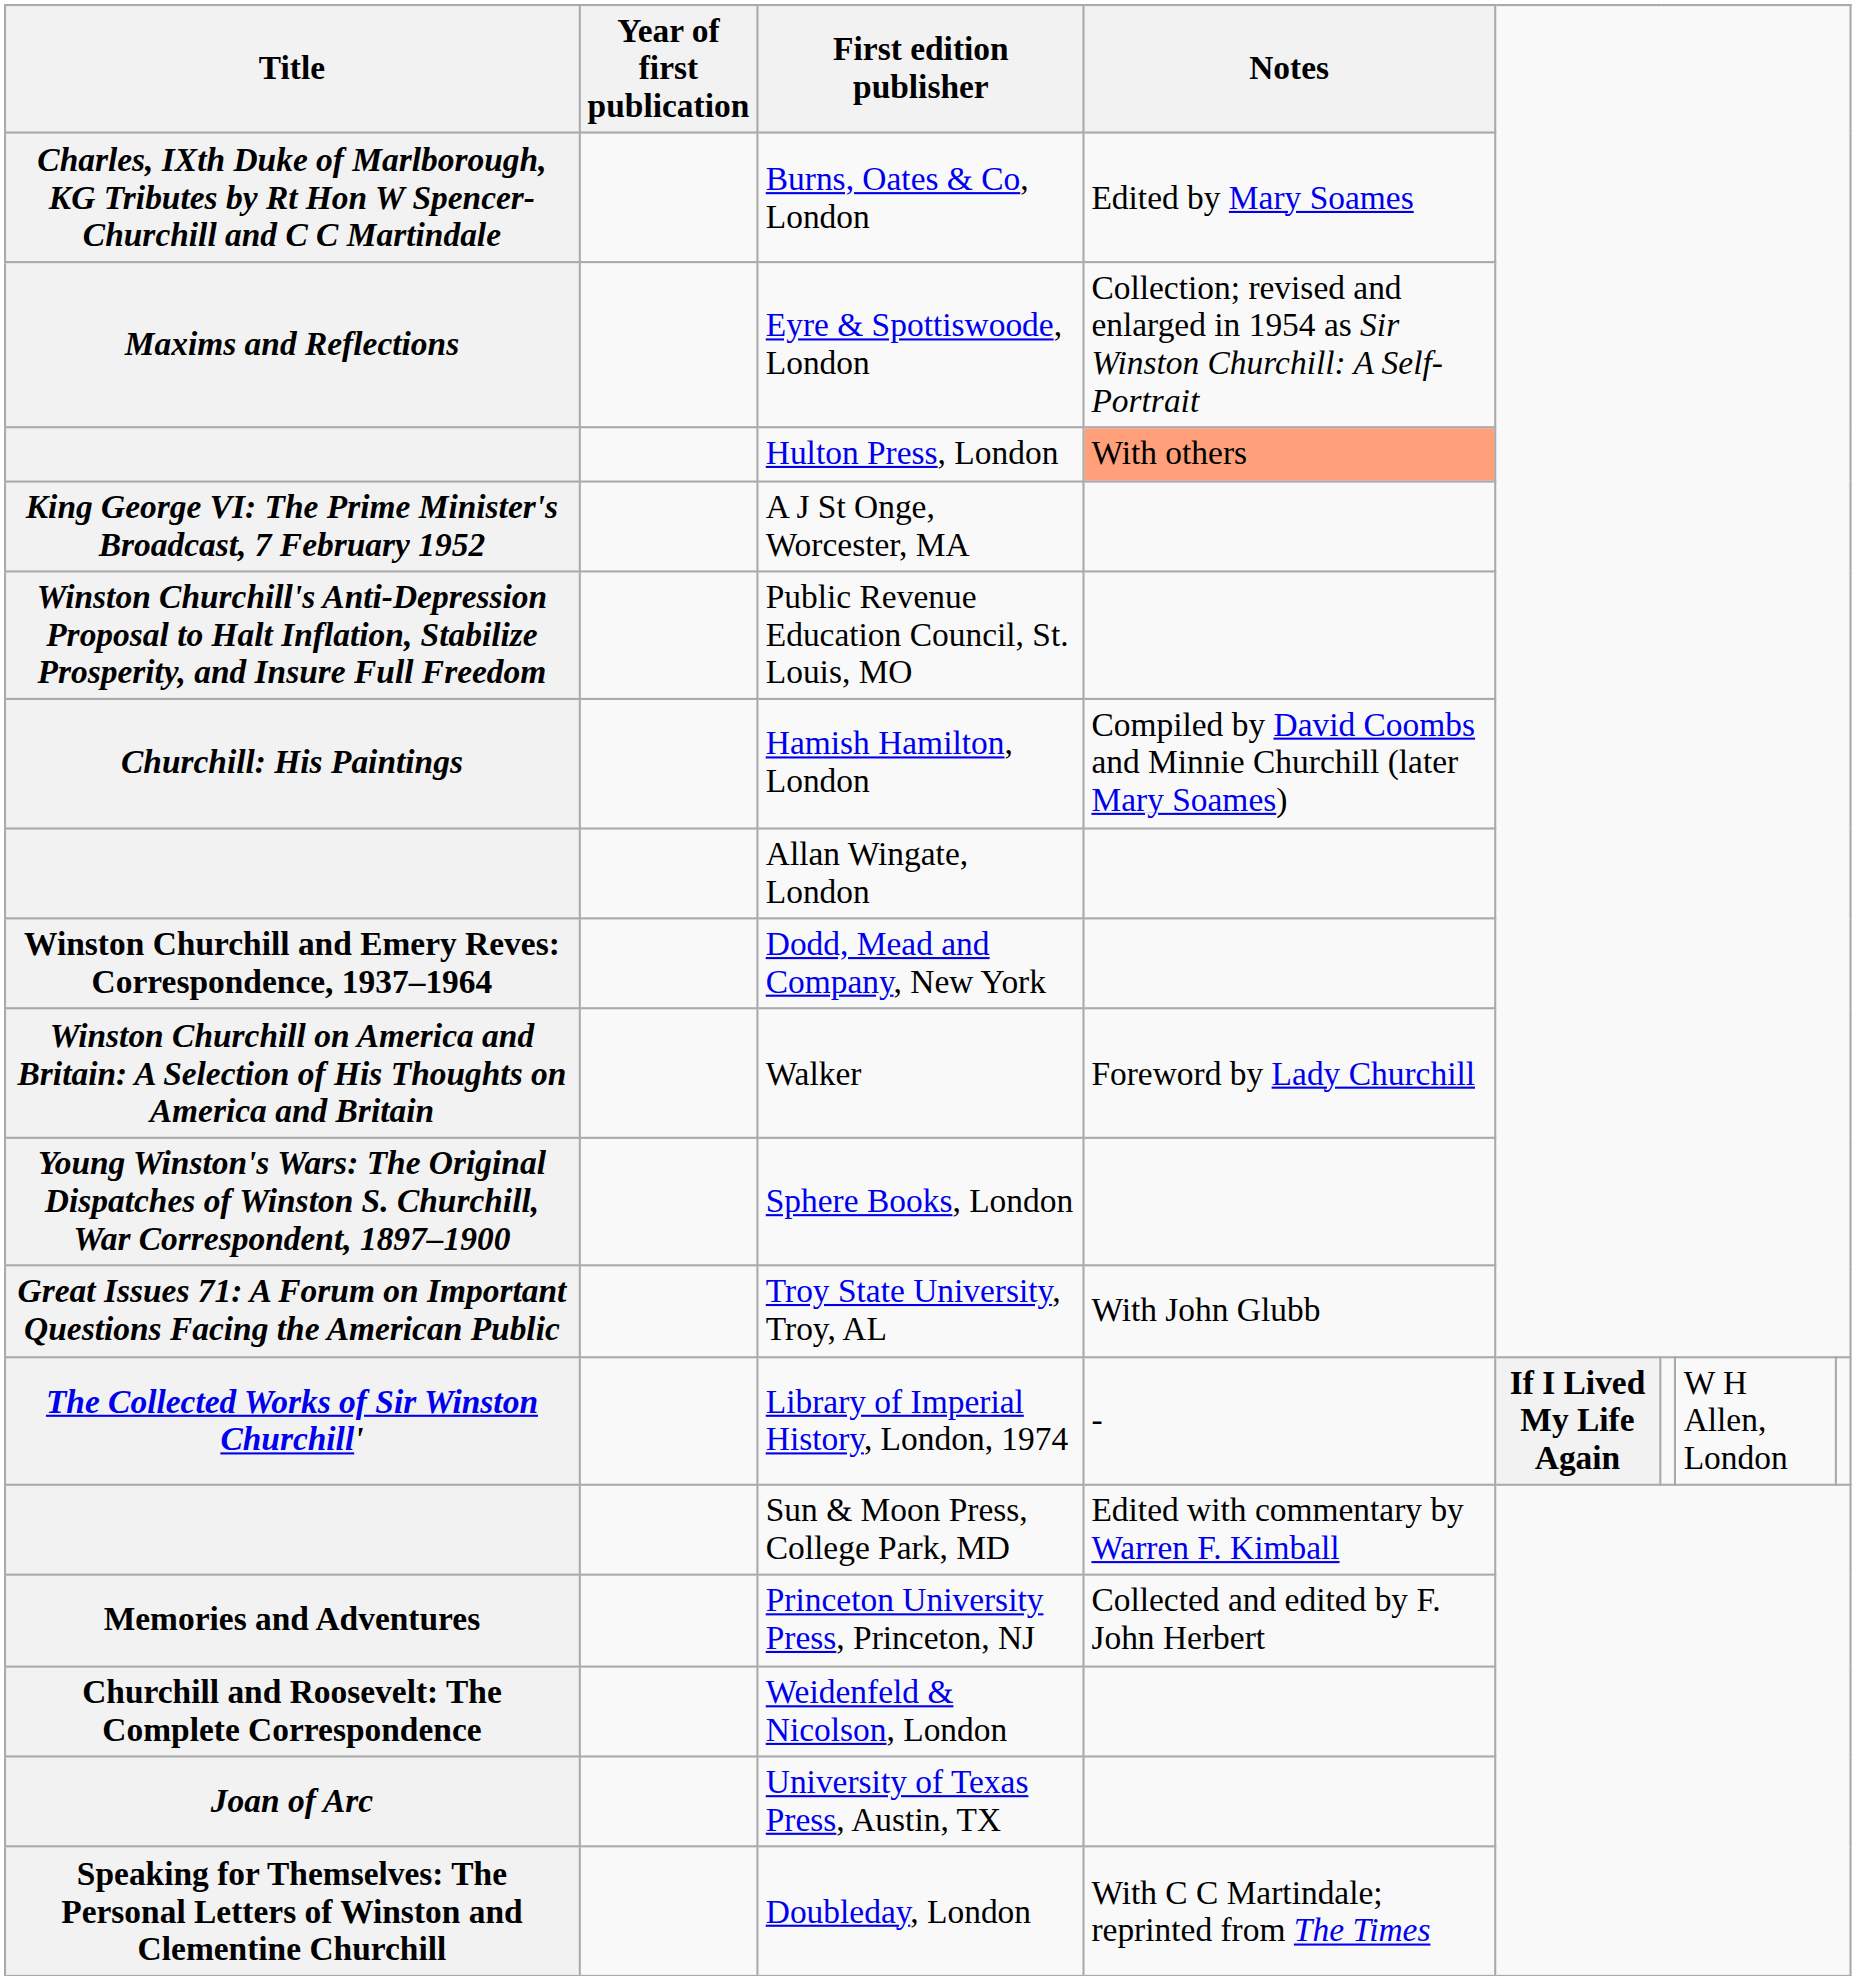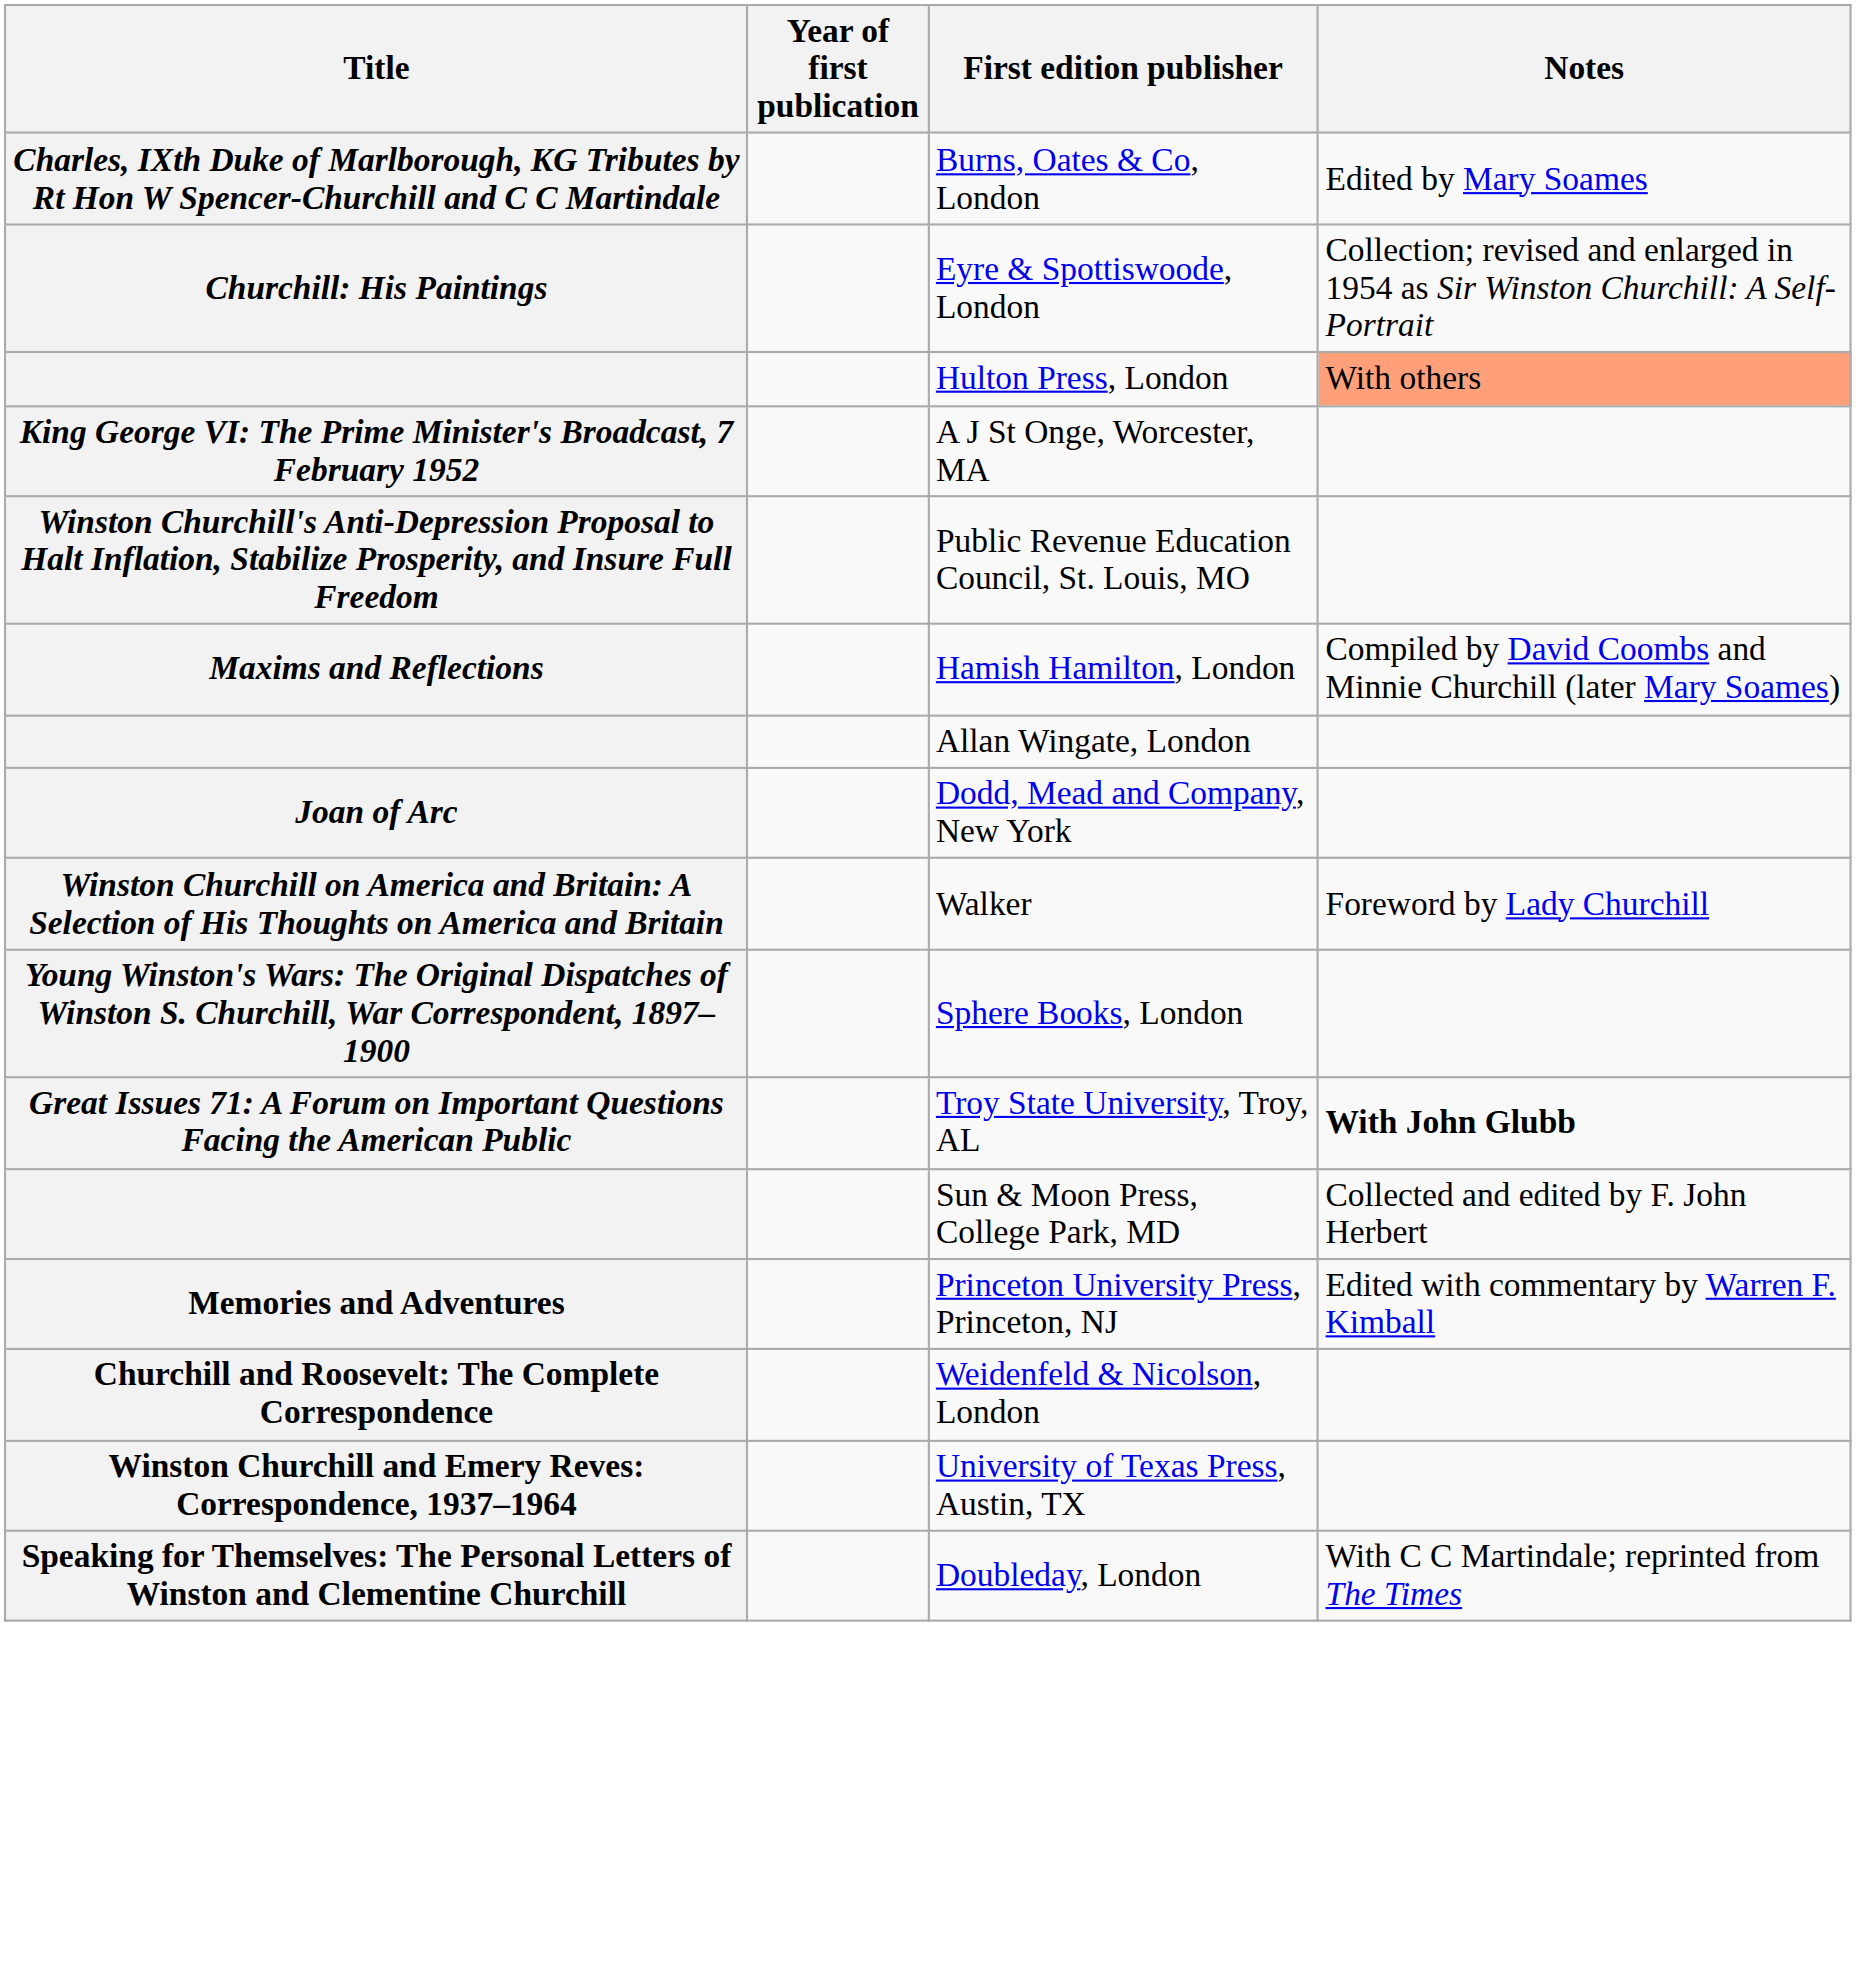(292, 343) Maxims and Reflections -> (376, 287) Churchill: His Paintings
(292, 763) Churchill: His Paintings -> (376, 668) Maxims and Reflections
(292, 963) Winston Churchill and Emery Reves: Correspondence, 1937–1964 -> (376, 812) Joan of Arc
(1206, 1310) normal -> (1451, 1122) bold
- row: (917, 1419)
(1278, 1529) Edited with commentary by Warren F. Kimball -> (1536, 1212) Collected and edited by F. John Herbert
(1266, 1619) Collected and edited by F. John Herbert -> (1581, 1303) Edited with commentary by Warren F. Kimball
(292, 1801) Joan of Arc -> (376, 1484) Winston Churchill and Emery Reves: Correspondence, 1937–1964
